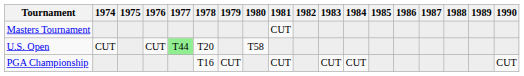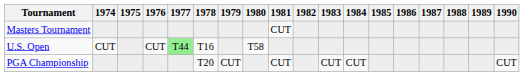(206, 46) T20 -> (206, 46) T16
(206, 63) T16 -> (206, 63) T20
